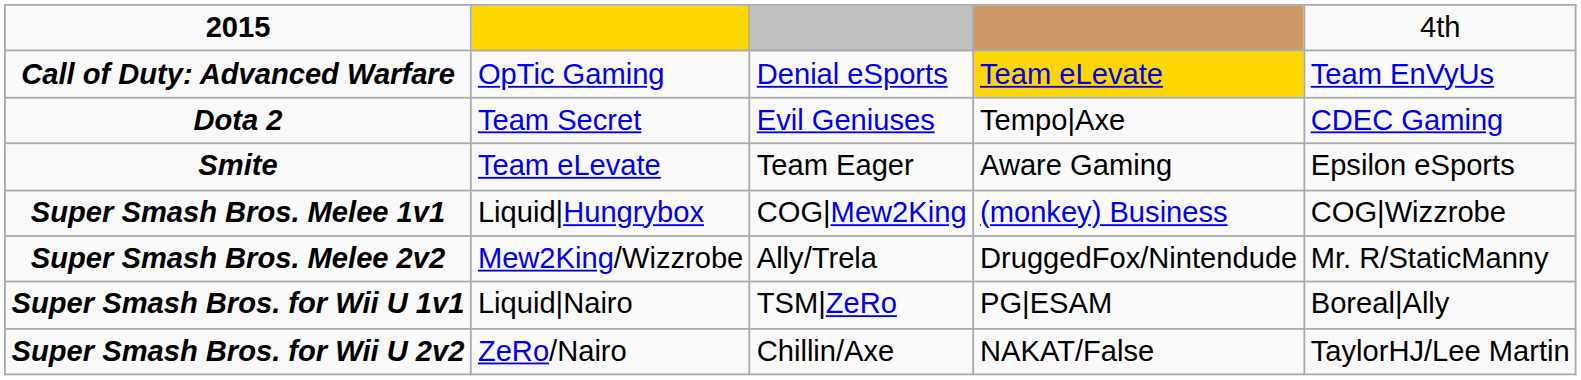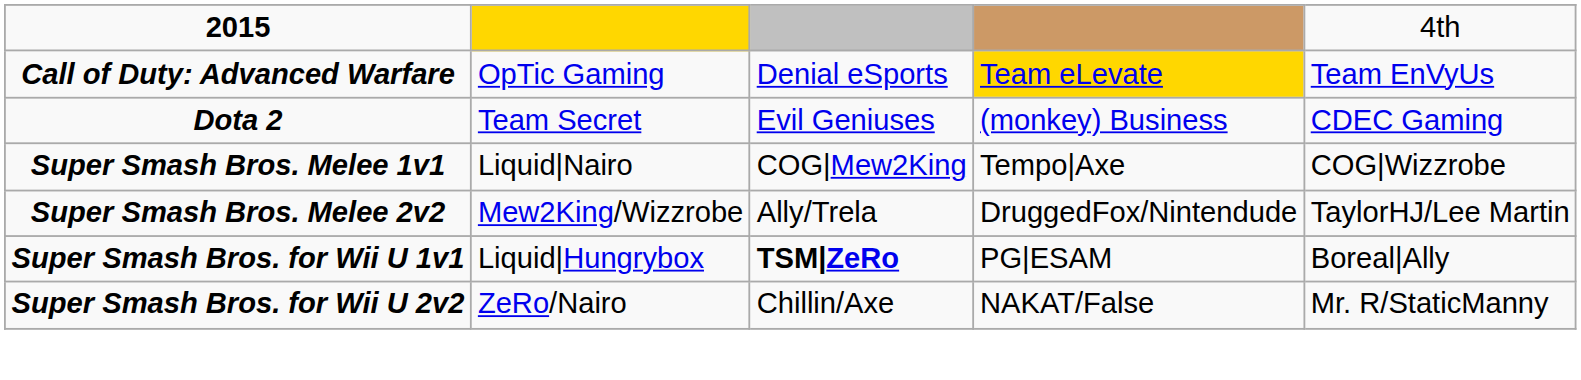(1053, 119) Tempo|Axe -> (1104, 119) (monkey) Business
- row: (238, 166)
(591, 212) Liquid|Hungrybox -> (555, 166) Liquid|Nairo
(1104, 212) (monkey) Business -> (1053, 166) Tempo|Axe
(1430, 258) Mr. R/StaticManny -> (1440, 212) TaylorHJ/Lee Martin
(555, 304) Liquid|Nairo -> (591, 258) Liquid|Hungrybox
(827, 304) normal -> (828, 258) bold
(1440, 350) TaylorHJ/Lee Martin -> (1430, 304) Mr. R/StaticManny
